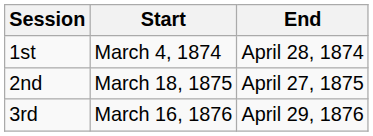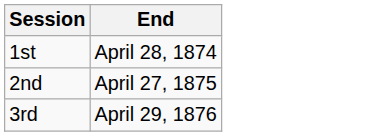- column: (163, 20)
